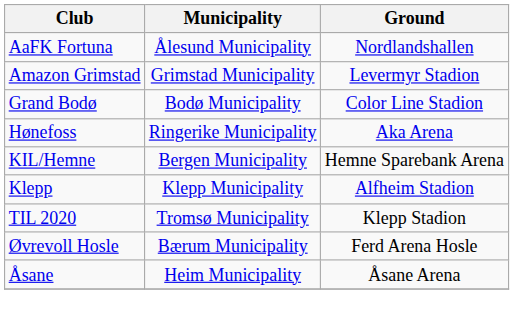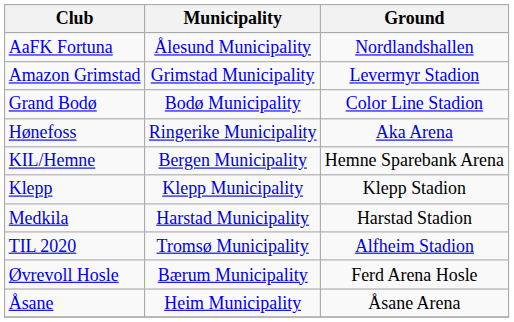(414, 189) Alfheim Stadion -> (414, 189) Klepp Stadion
+ row: (39, 217)
(414, 217) Klepp Stadion -> (414, 246) Alfheim Stadion
